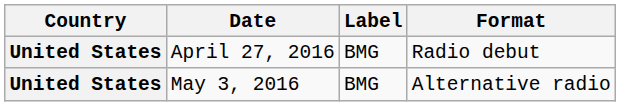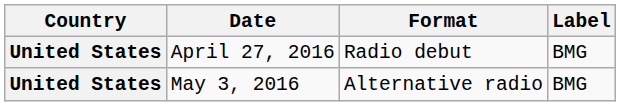columns swapped: (511, 21) <-> (373, 21)
